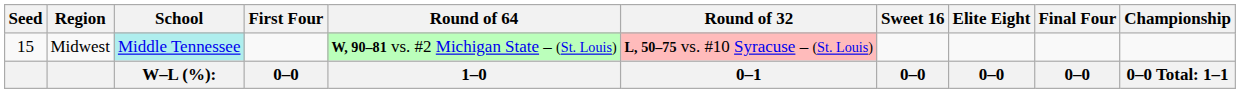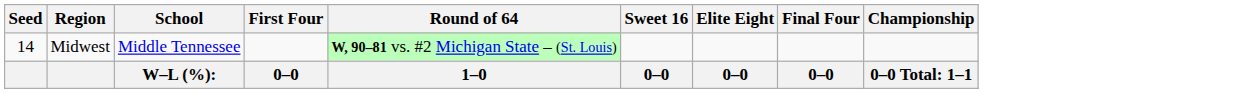- column: (749, 18)
(26, 46) 15 -> (26, 46) 14
(179, 46) paleturquoise background -> (179, 46) no background
